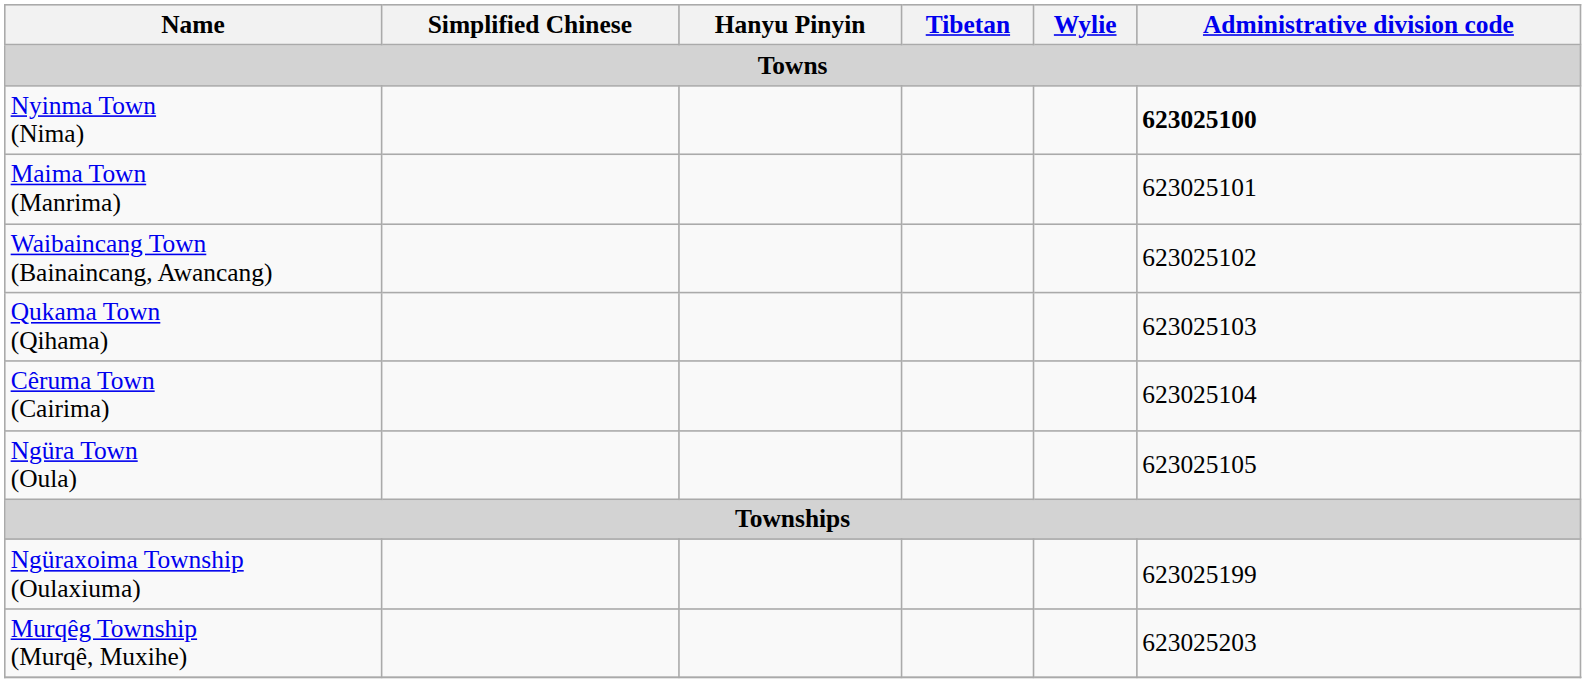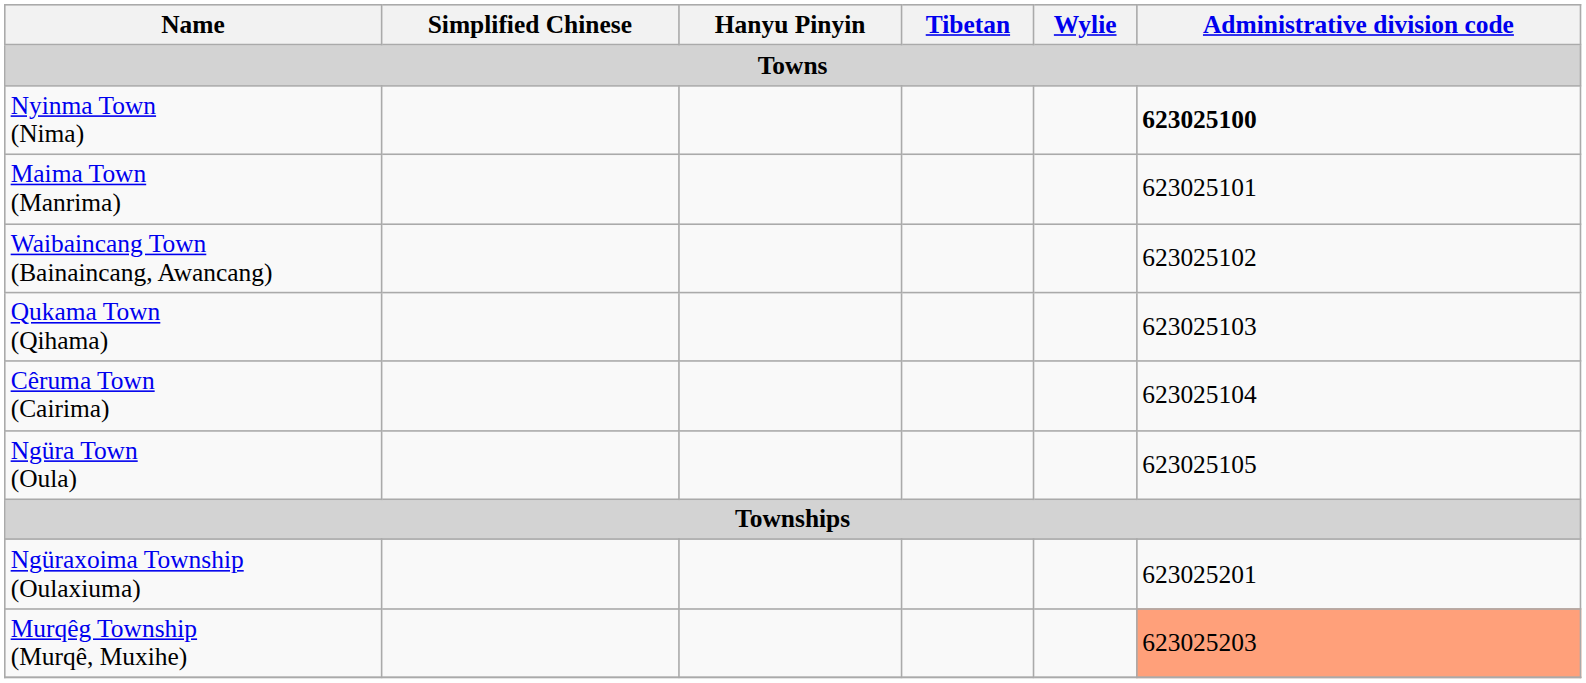(1199, 573) 623025199 -> (1199, 573) 623025201
(1199, 642) no background -> (1199, 642) lightsalmon background
